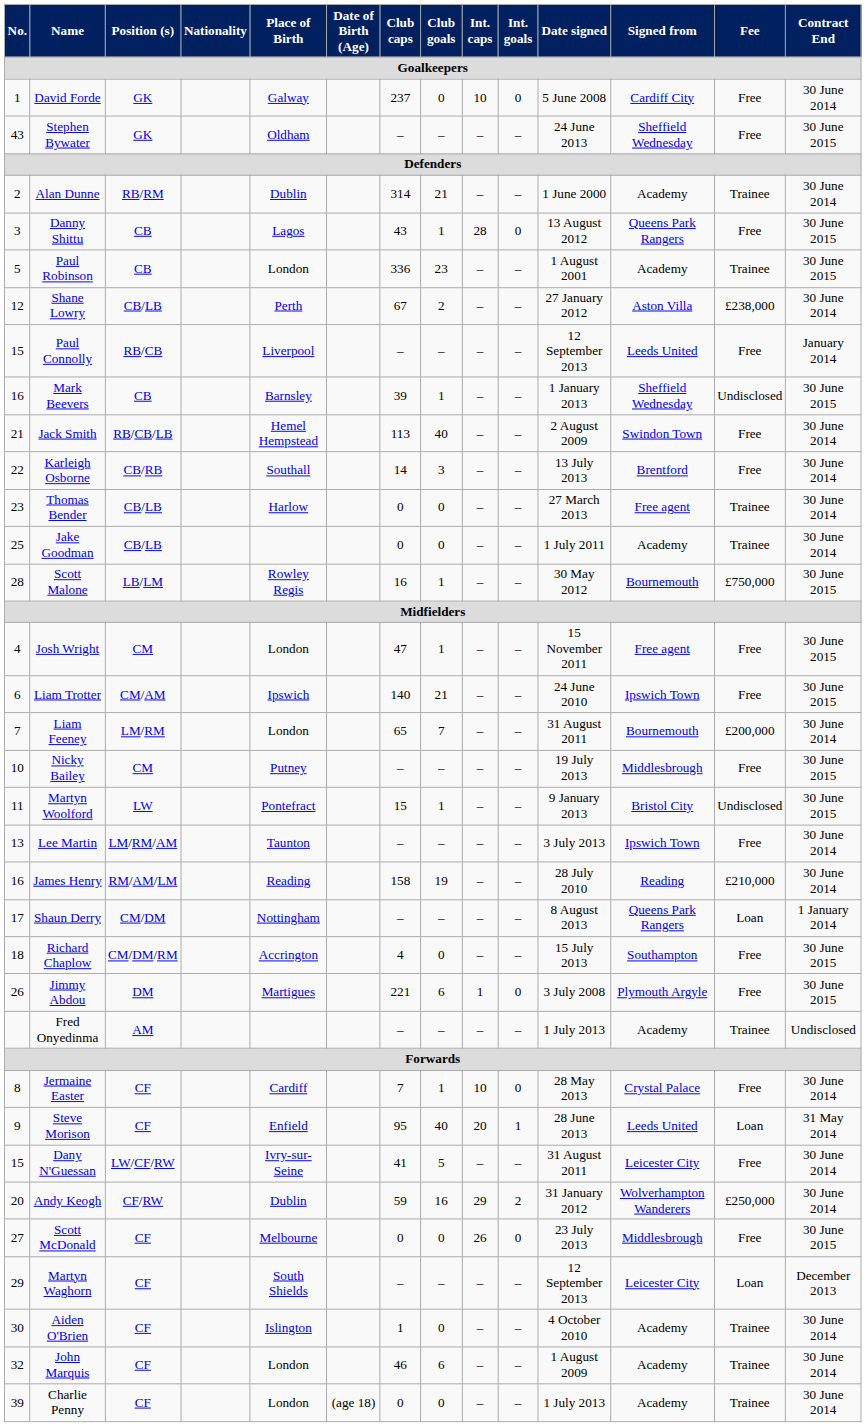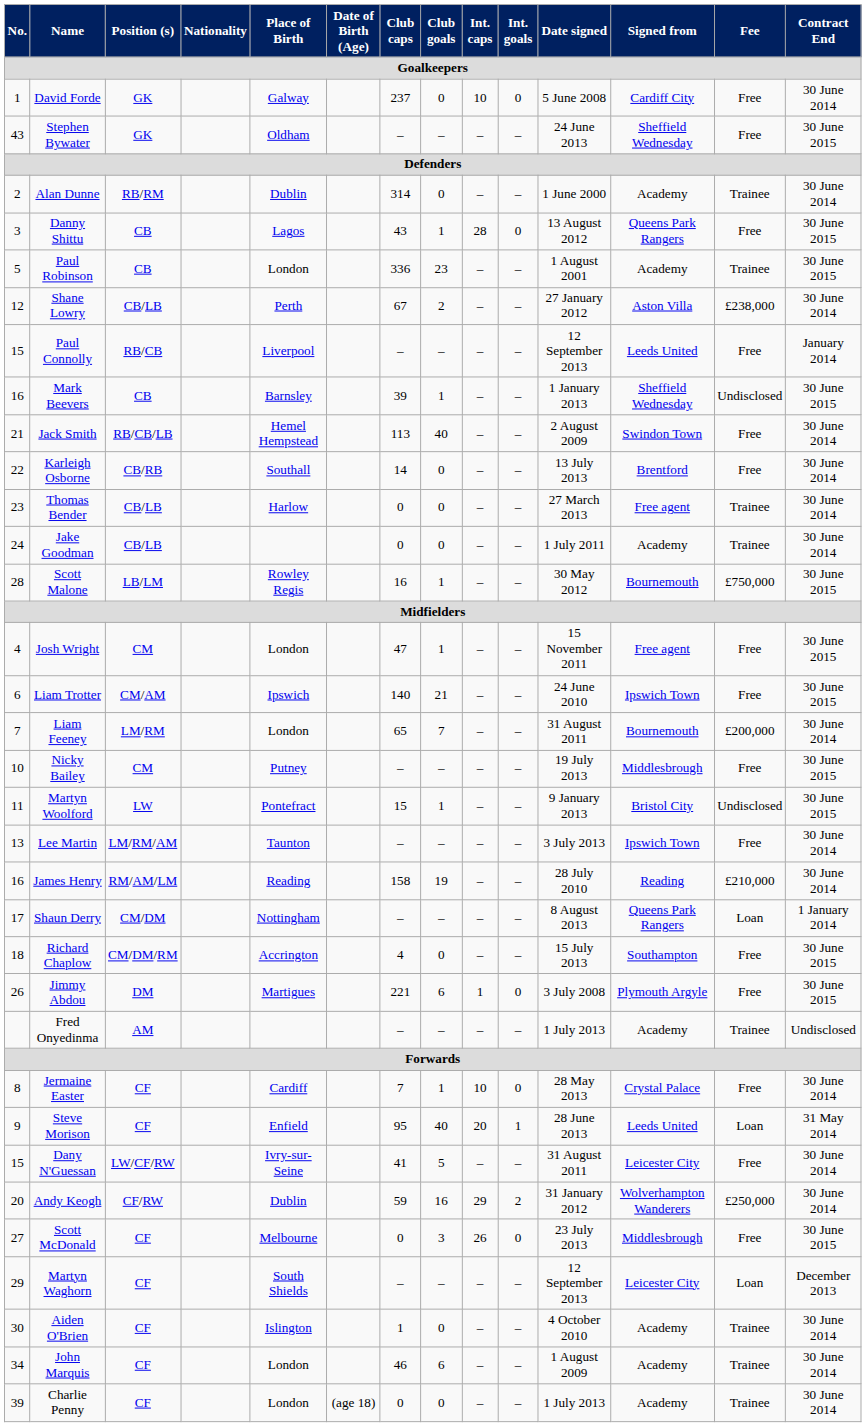(441, 193) 21 -> (441, 193) 0
(441, 470) 3 -> (441, 470) 0
(17, 544) 25 -> (17, 544) 24
(441, 1237) 0 -> (441, 1237) 3
(17, 1364) 32 -> (17, 1364) 34
